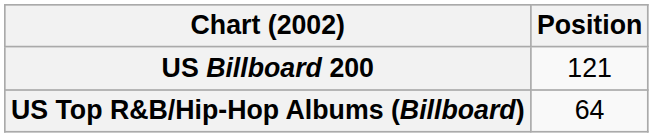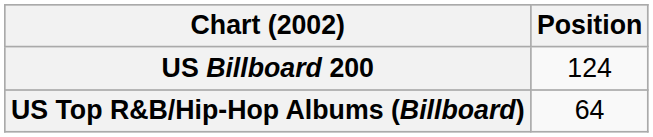(590, 68) 121 -> (590, 68) 124
